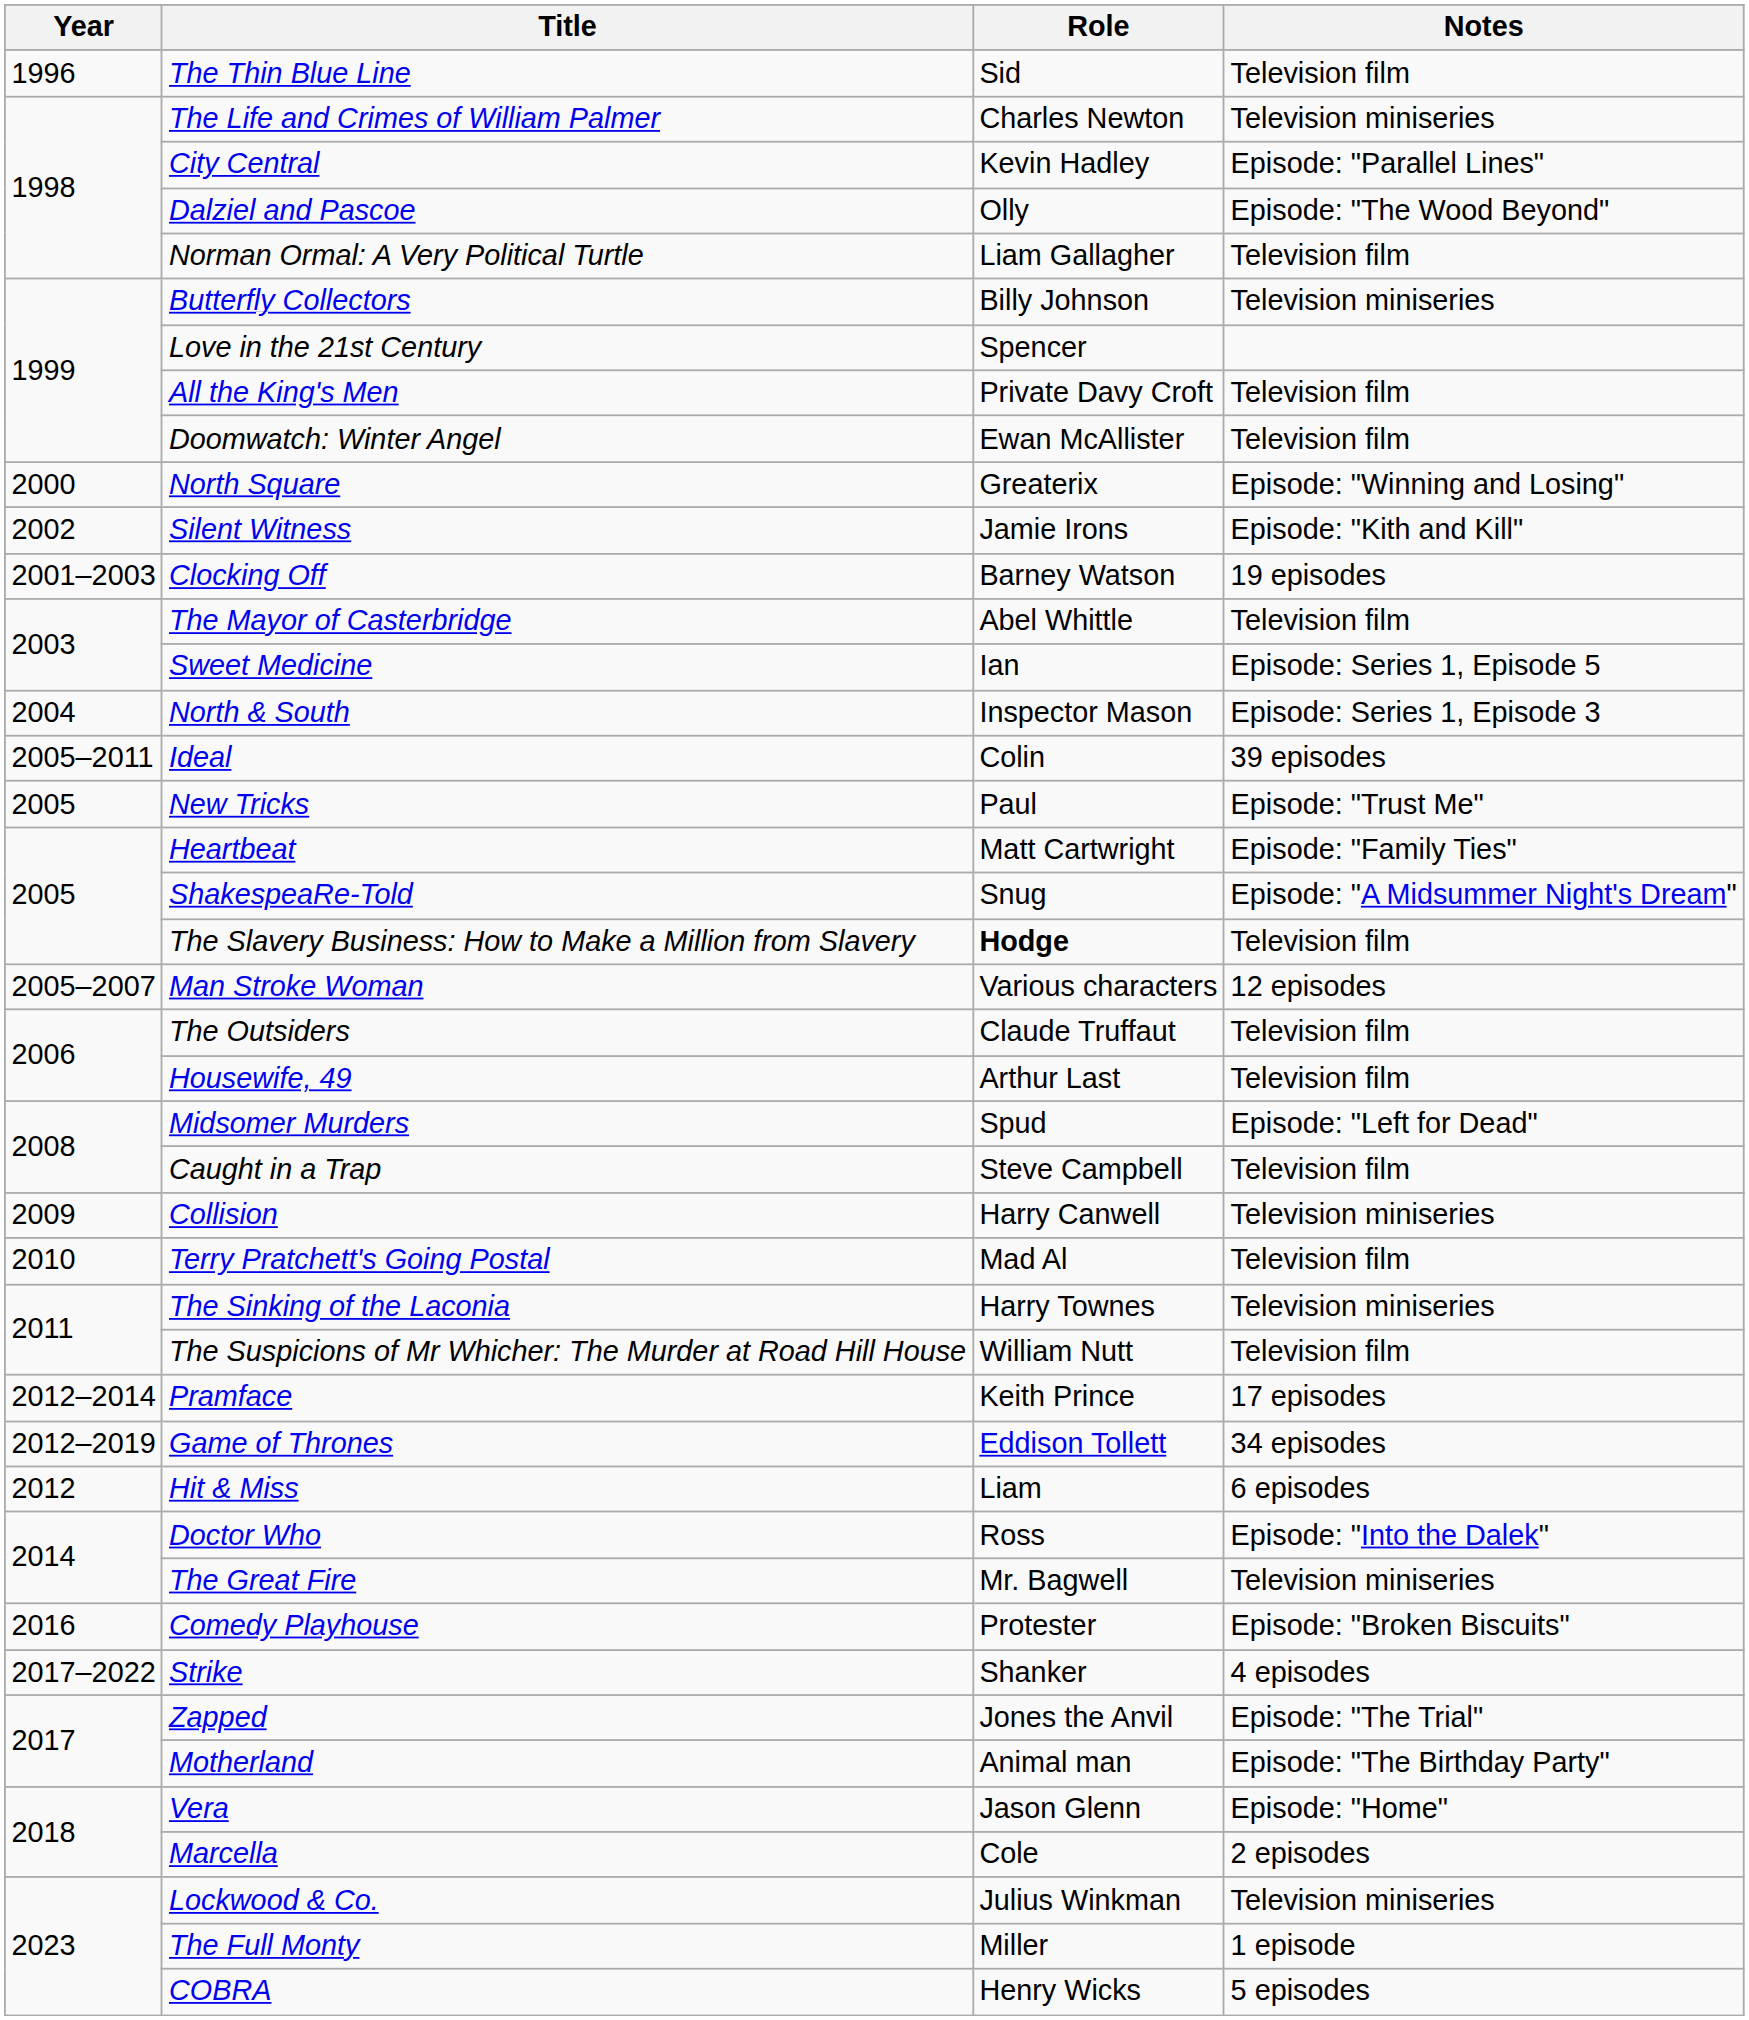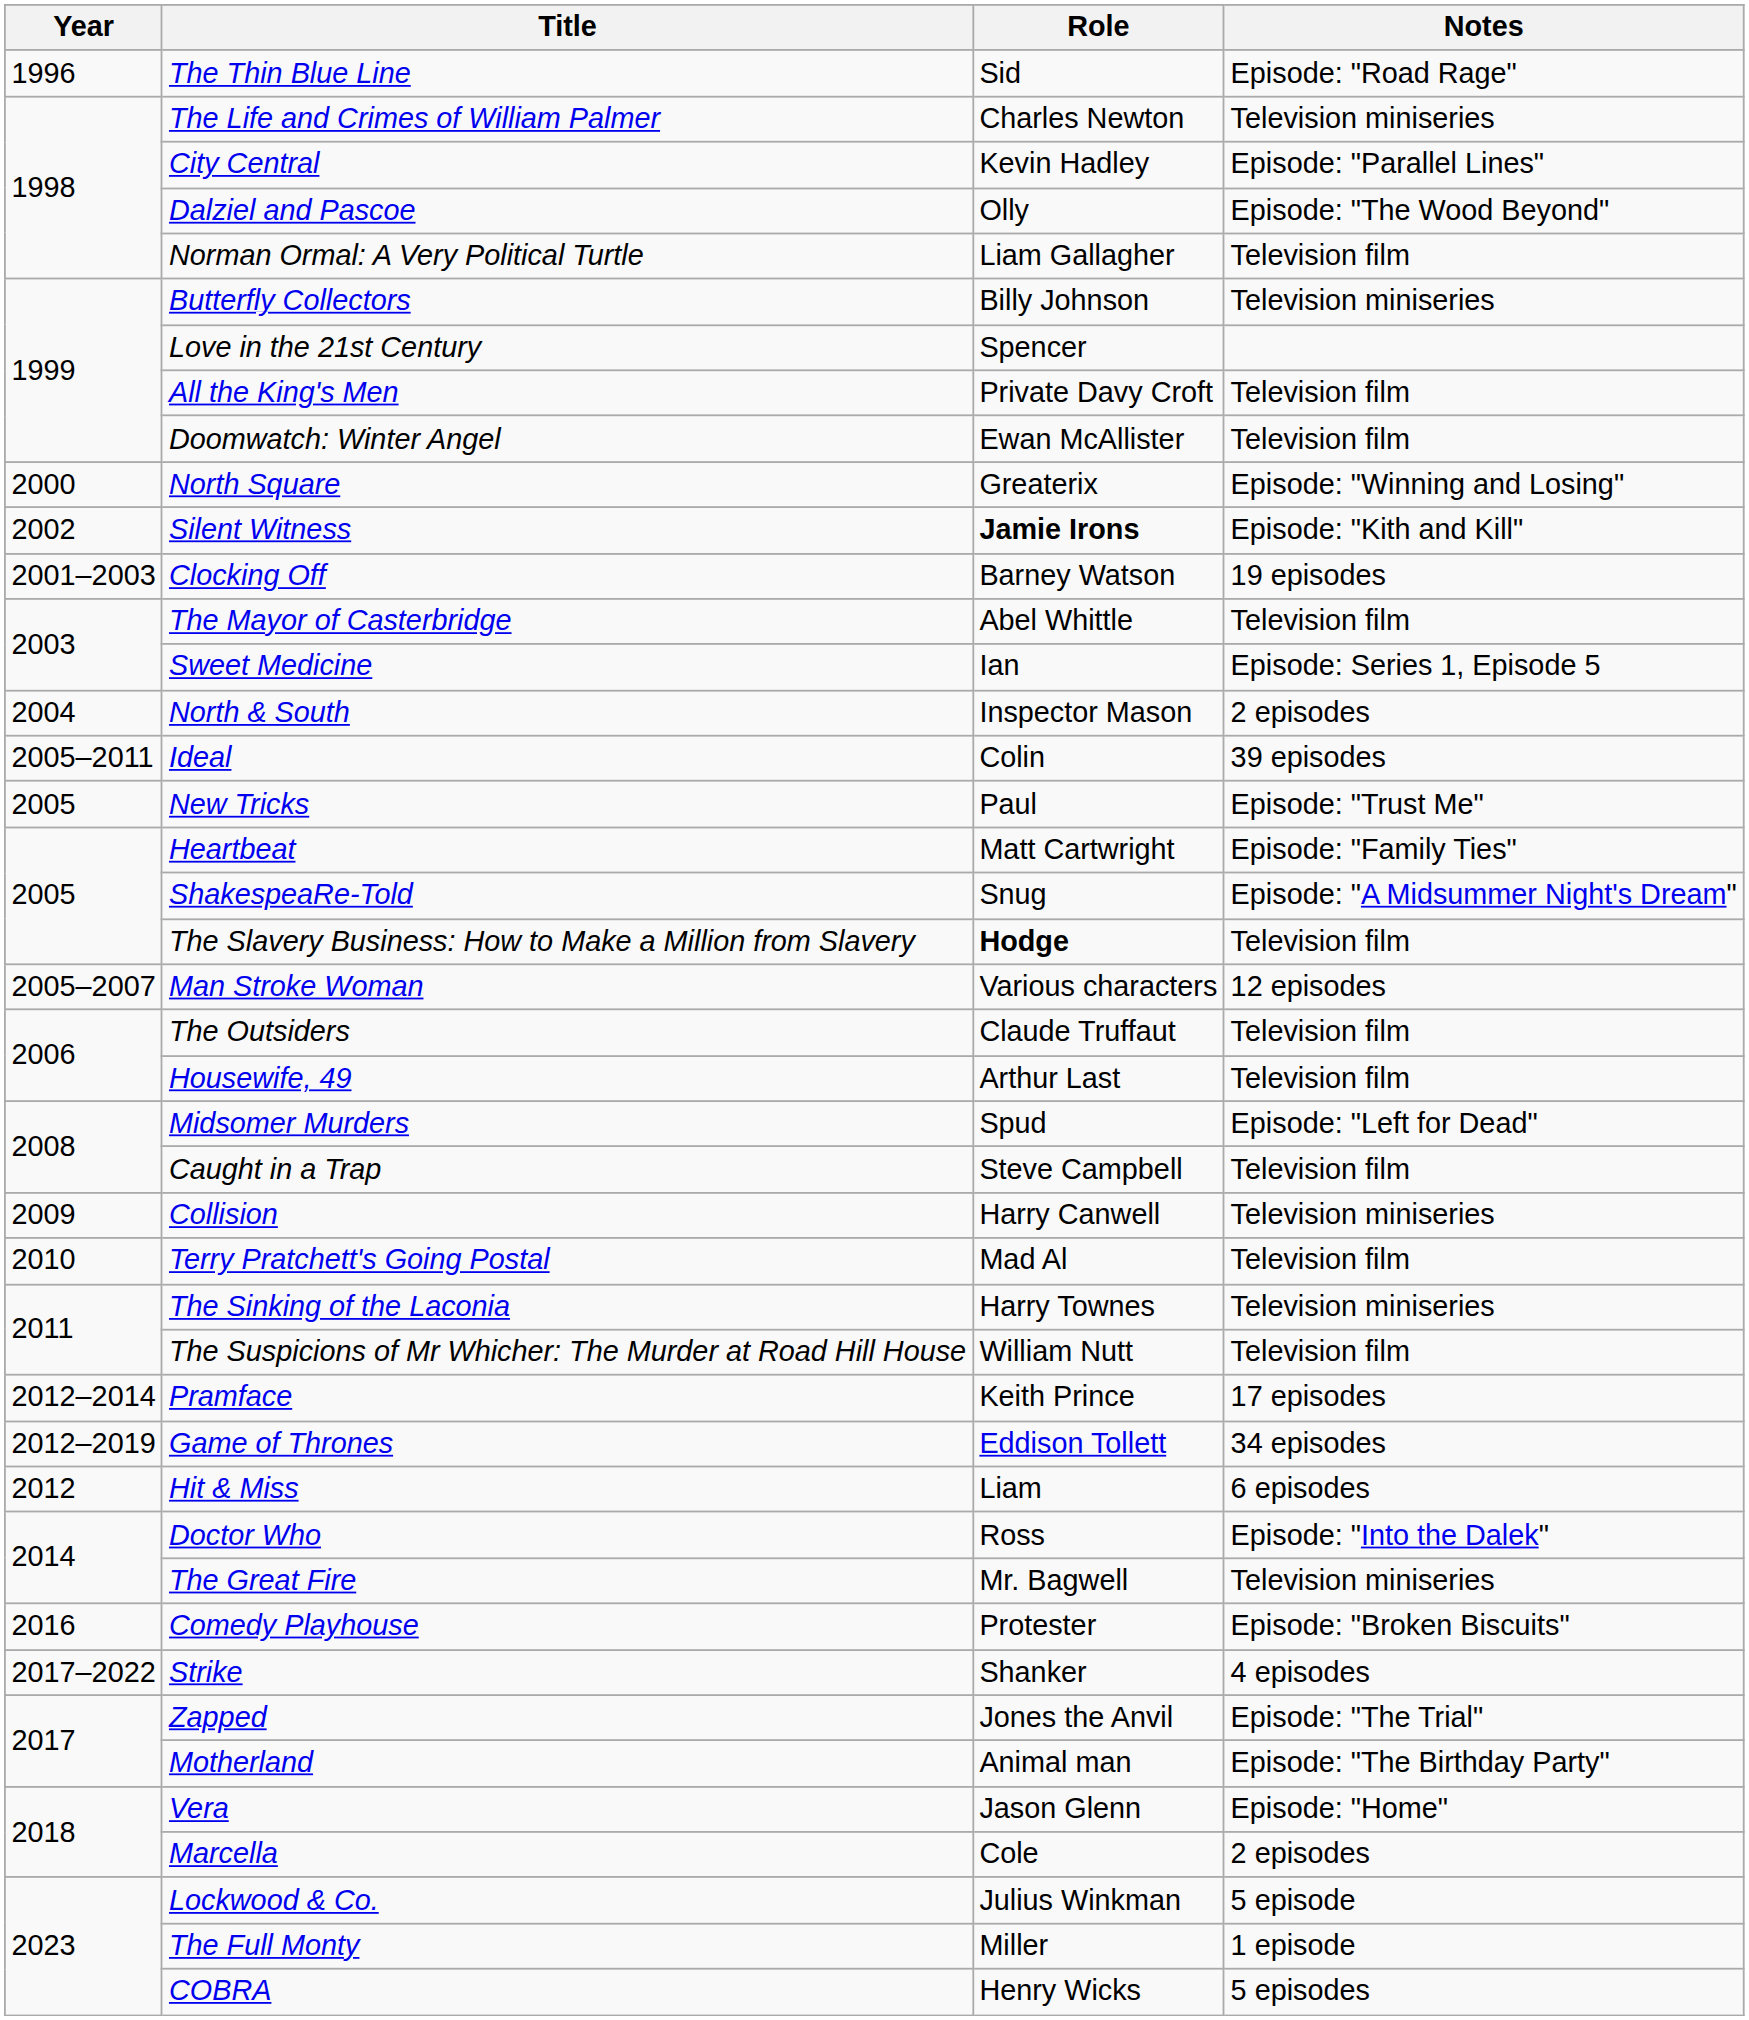(1320, 73) Television film -> (1374, 73) Episode: "Road Rage"
(1054, 529) normal -> (1059, 529) bold
(1416, 712) Episode: Series 1, Episode 3 -> (1300, 712) 2 episodes
(1363, 1900) Television miniseries -> (1293, 1900) 5 episode
